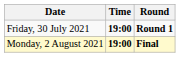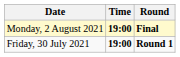rows swapped: (48, 28) <-> (55, 44)
